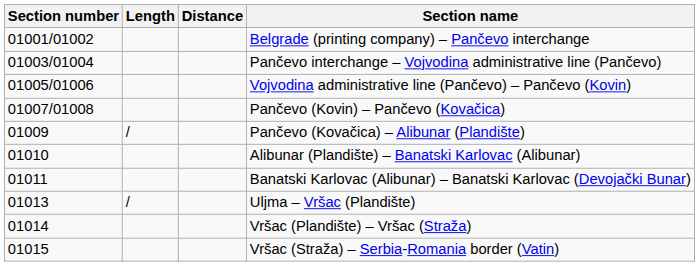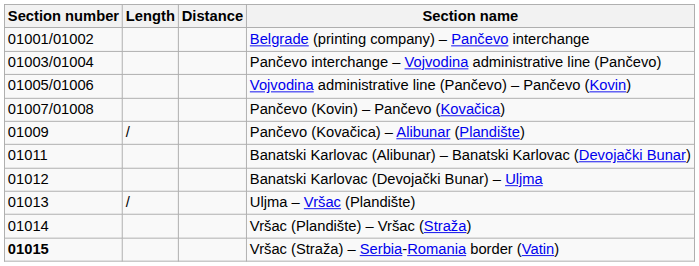- row: (415, 156)
+ row: (396, 179)
(28, 249) normal -> (28, 249) bold
